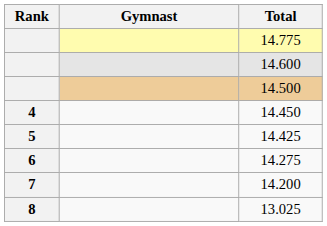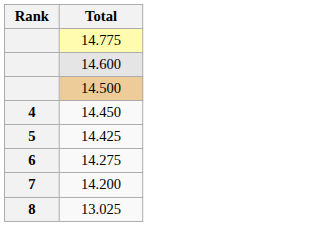- column: (149, 16)
